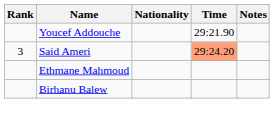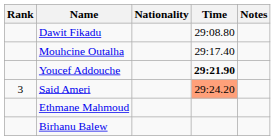+ row: (70, 32)
+ row: (81, 51)
(214, 32) normal -> (215, 70) bold
